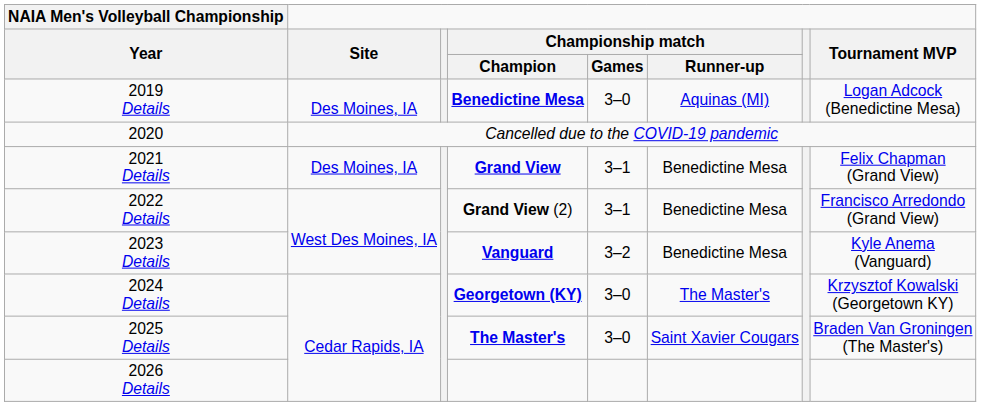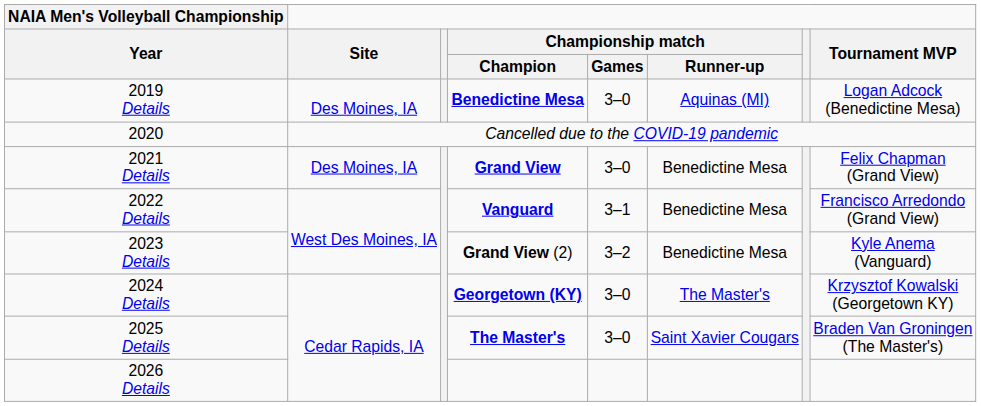(617, 167) 3–1 -> (617, 167) 3–0
(518, 210) Grand View (2) -> (518, 210) Vanguard
(518, 252) Vanguard -> (518, 252) Grand View (2)
